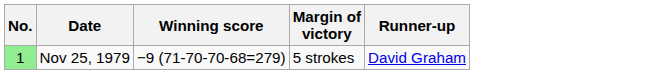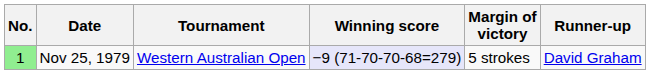+ column: (221, 25)
(211, 58) no background -> (387, 58) lavender background
